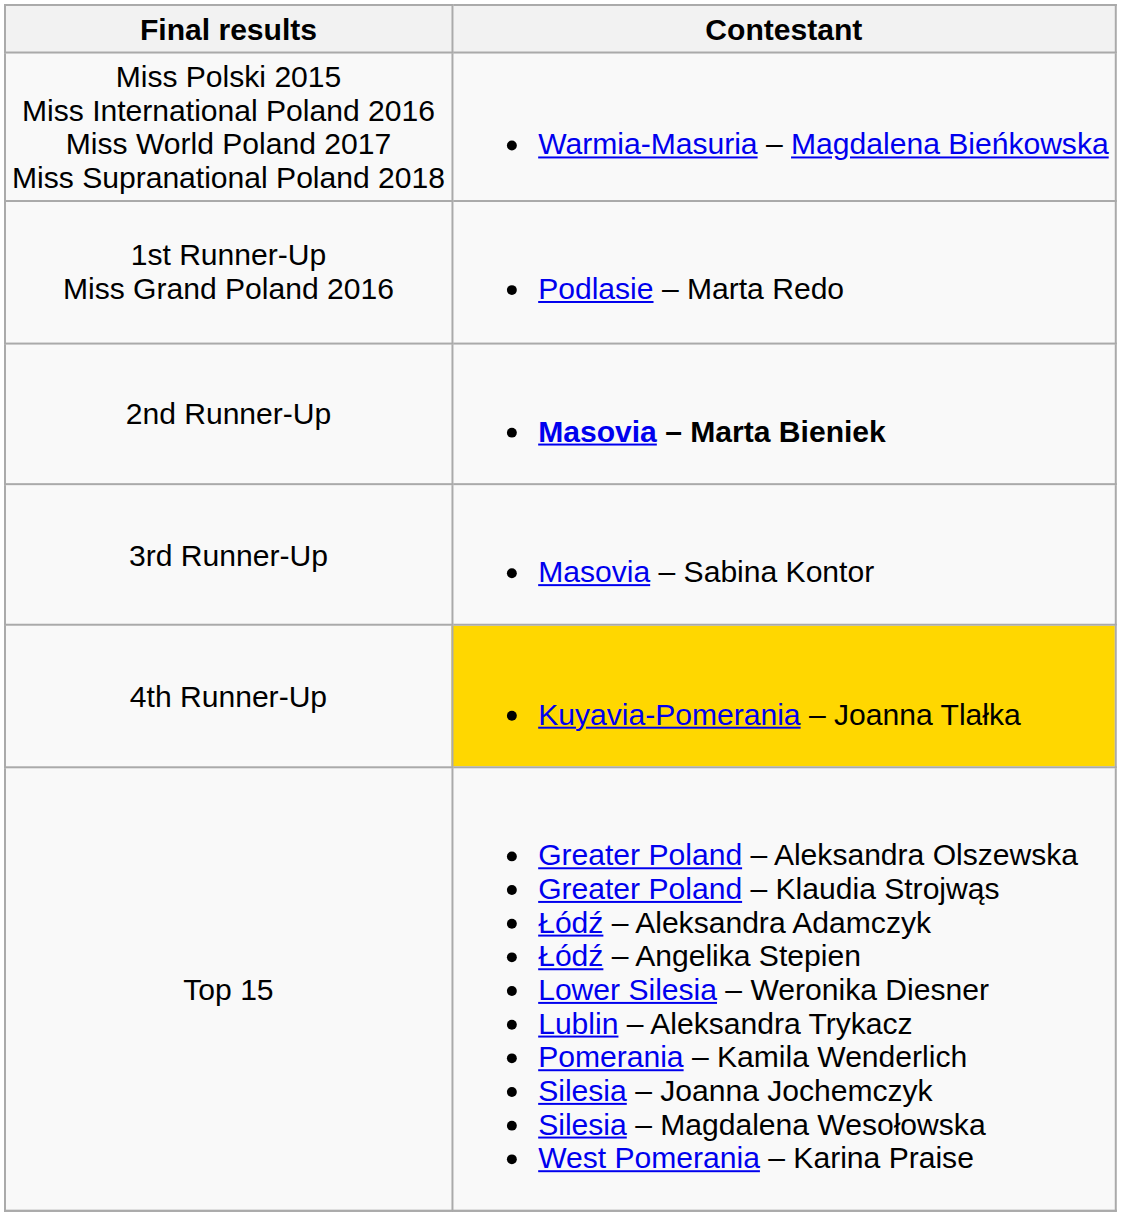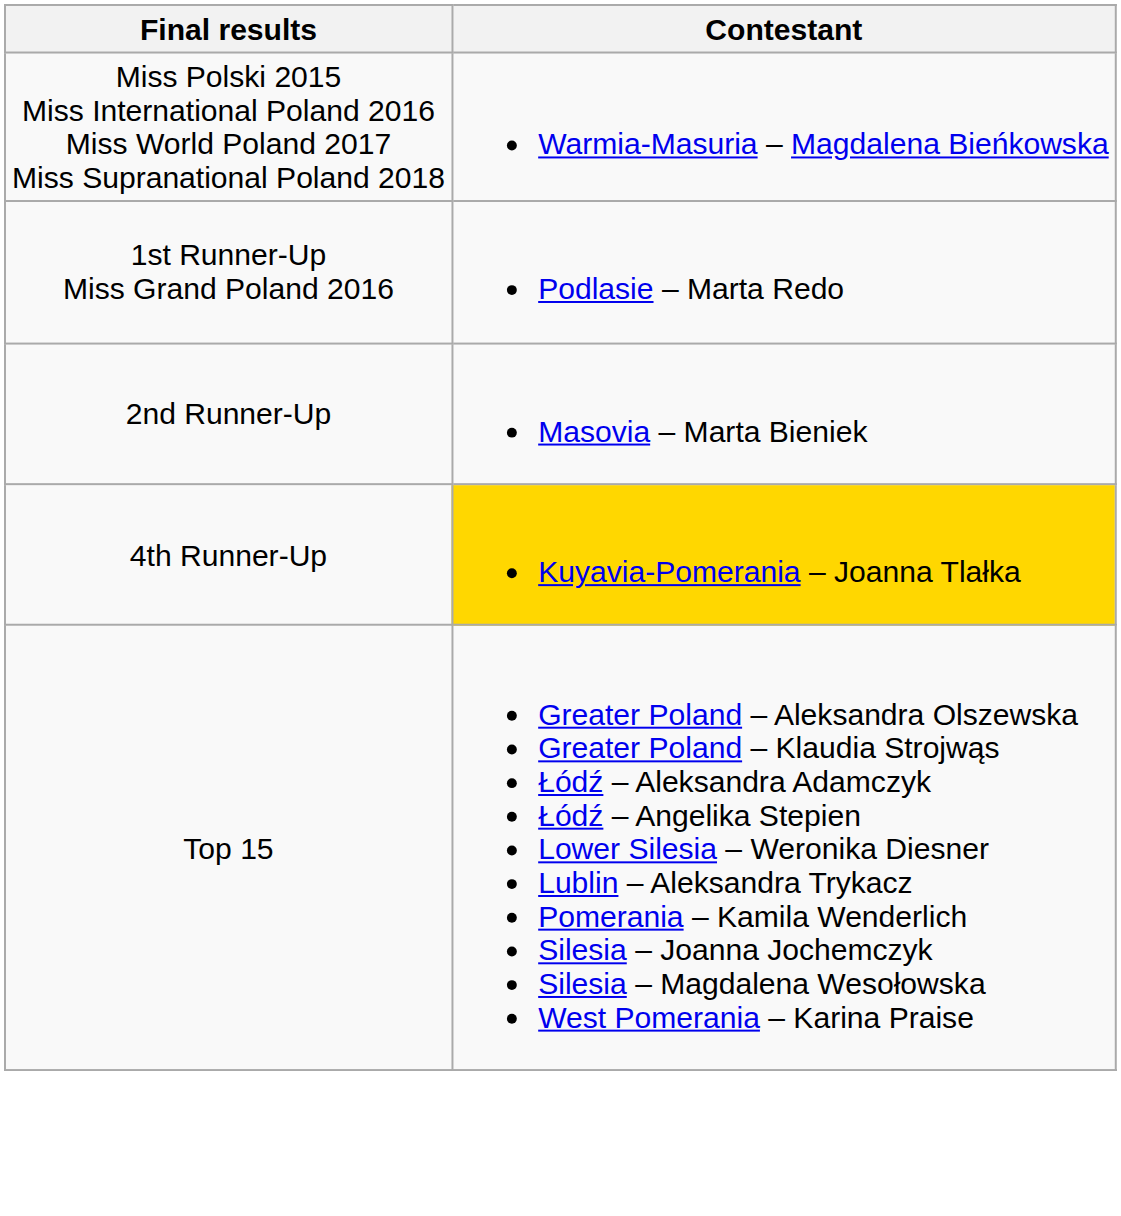(784, 430) bold -> (784, 430) normal
- row: (228, 555)
